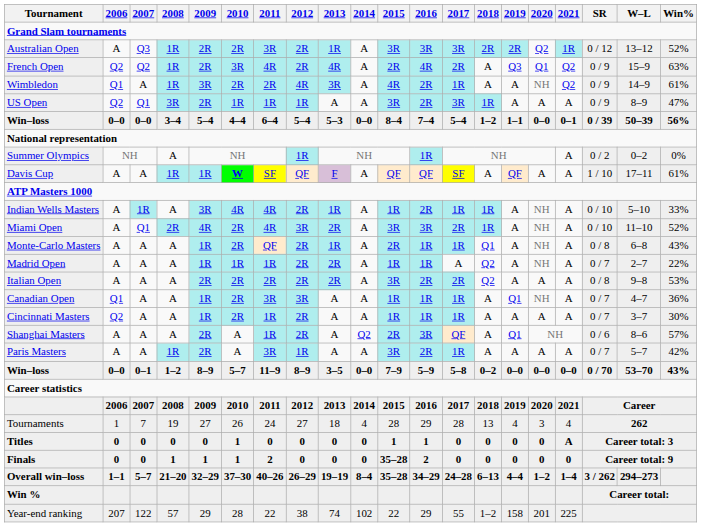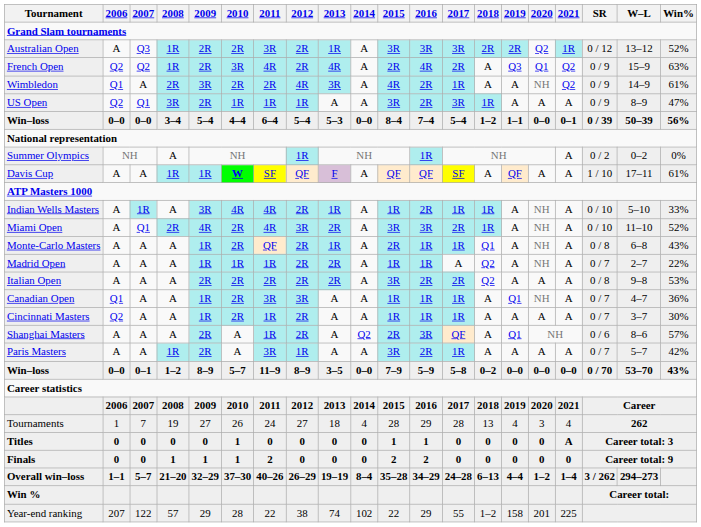(173, 85) 1R -> (173, 85) 2R
(394, 459) 35–28 -> (394, 459) 2
